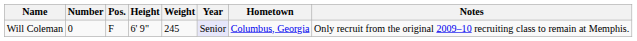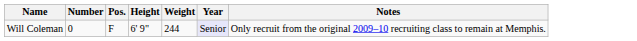- column: (270, 12)
(172, 28) 245 -> (172, 28) 244
